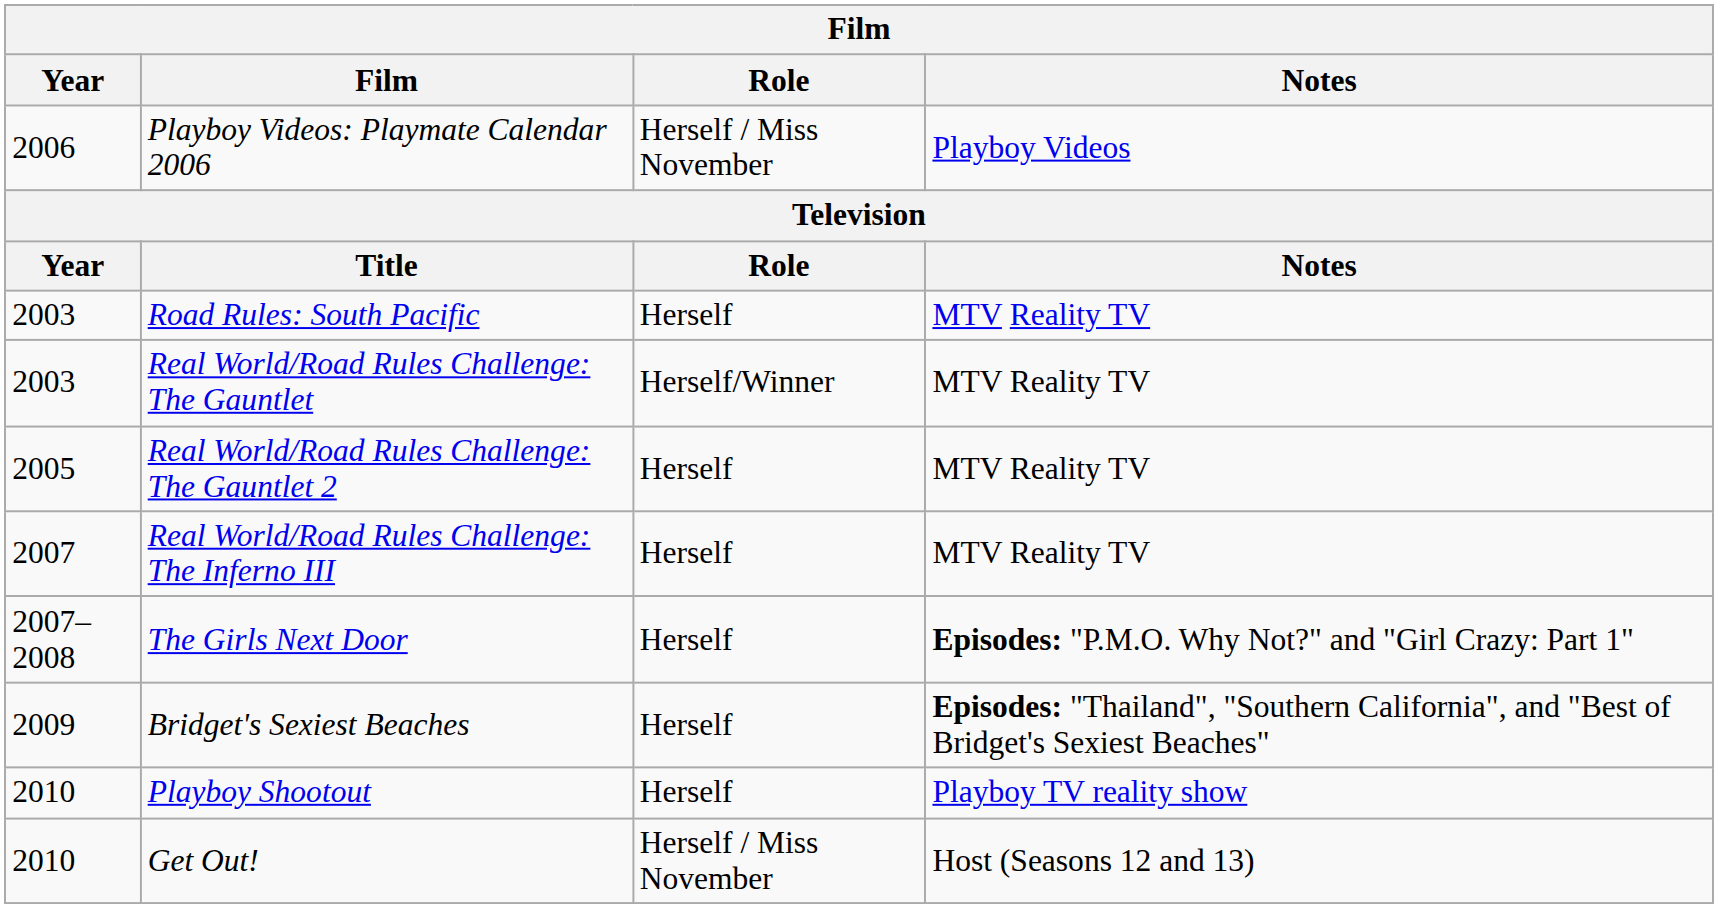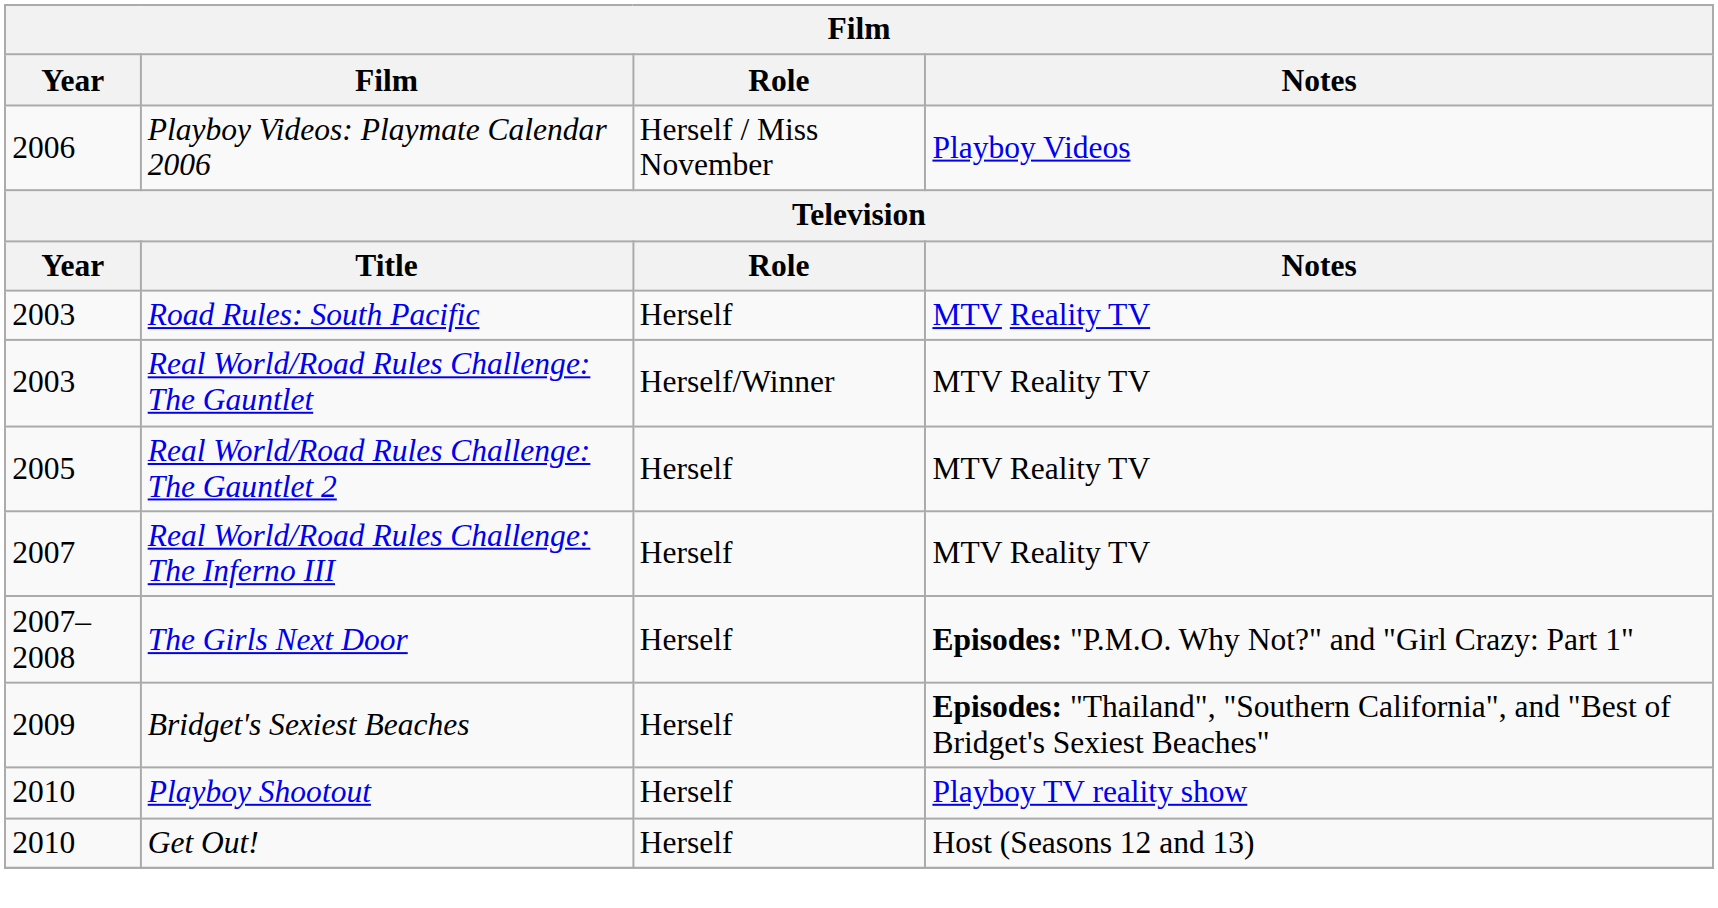(729, 859) Herself / Miss November -> (686, 842) Herself
